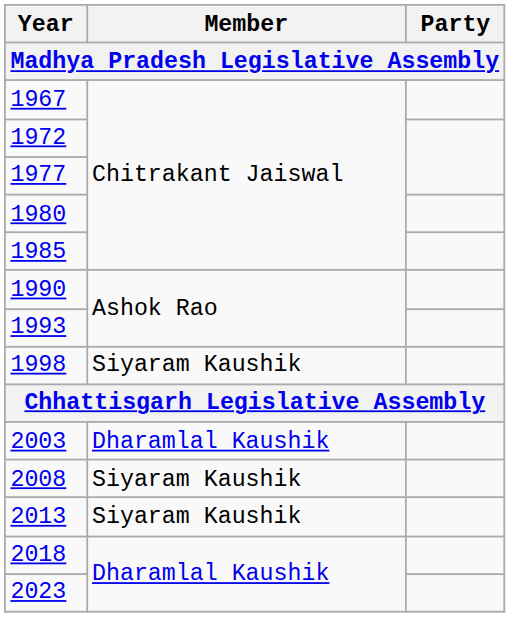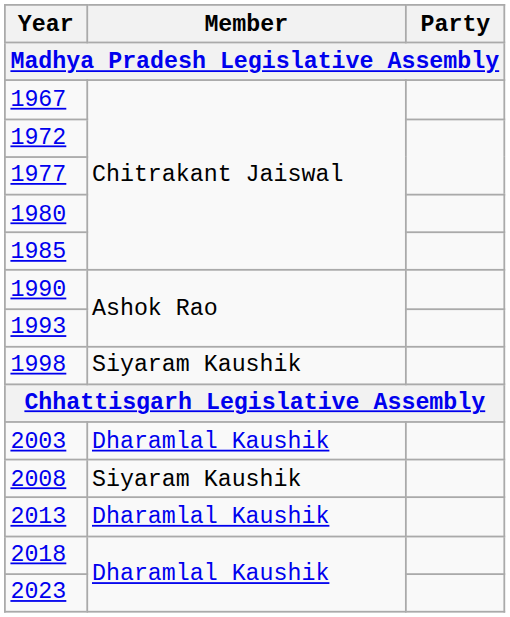(197, 517) Siyaram Kaushik -> (211, 517) Dharamlal Kaushik
